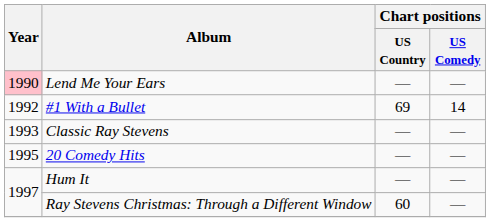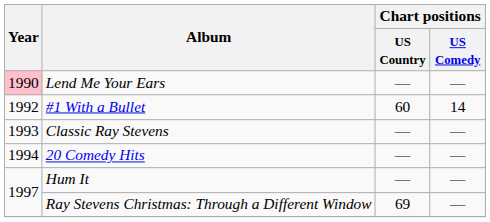(403, 107) 69 -> (403, 107) 60
(23, 155) 1995 -> (23, 155) 1994
(403, 204) 60 -> (403, 204) 69
